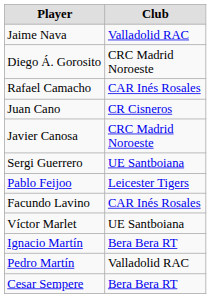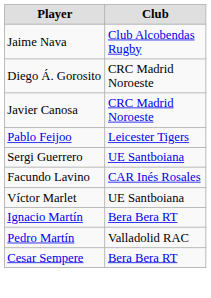(148, 34) Valladolid RAC -> (151, 41) Club Alcobendas Rugby
- row: (49, 88)
- row: (34, 108)
rows swapped: (39, 183) <-> (45, 163)
